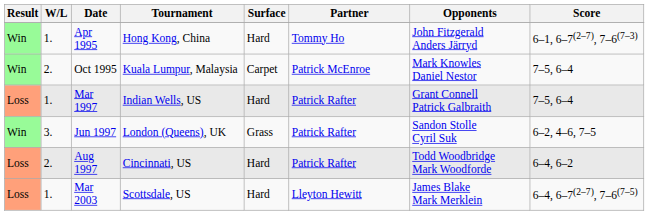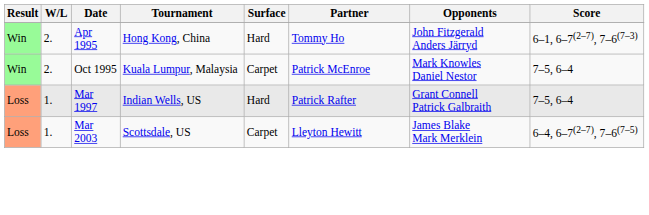(48, 38) 1. -> (48, 38) 2.
- row: (95, 132)
- row: (86, 163)
(258, 194) Hard -> (262, 132) Carpet
